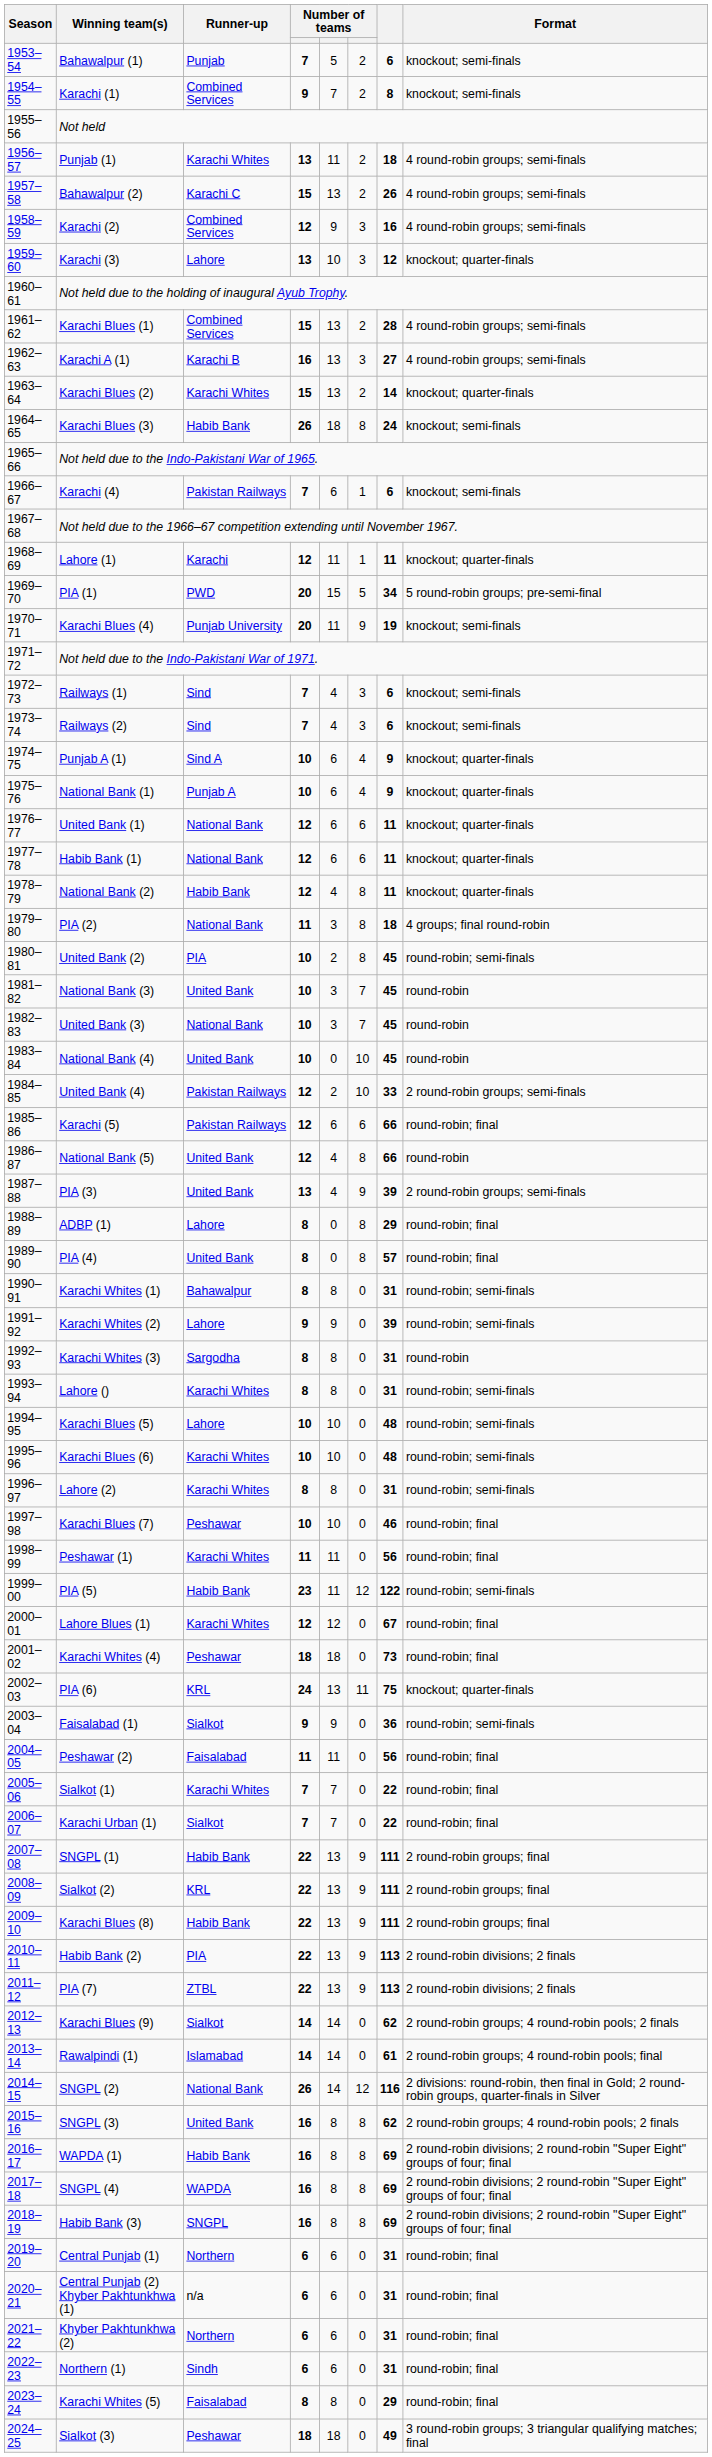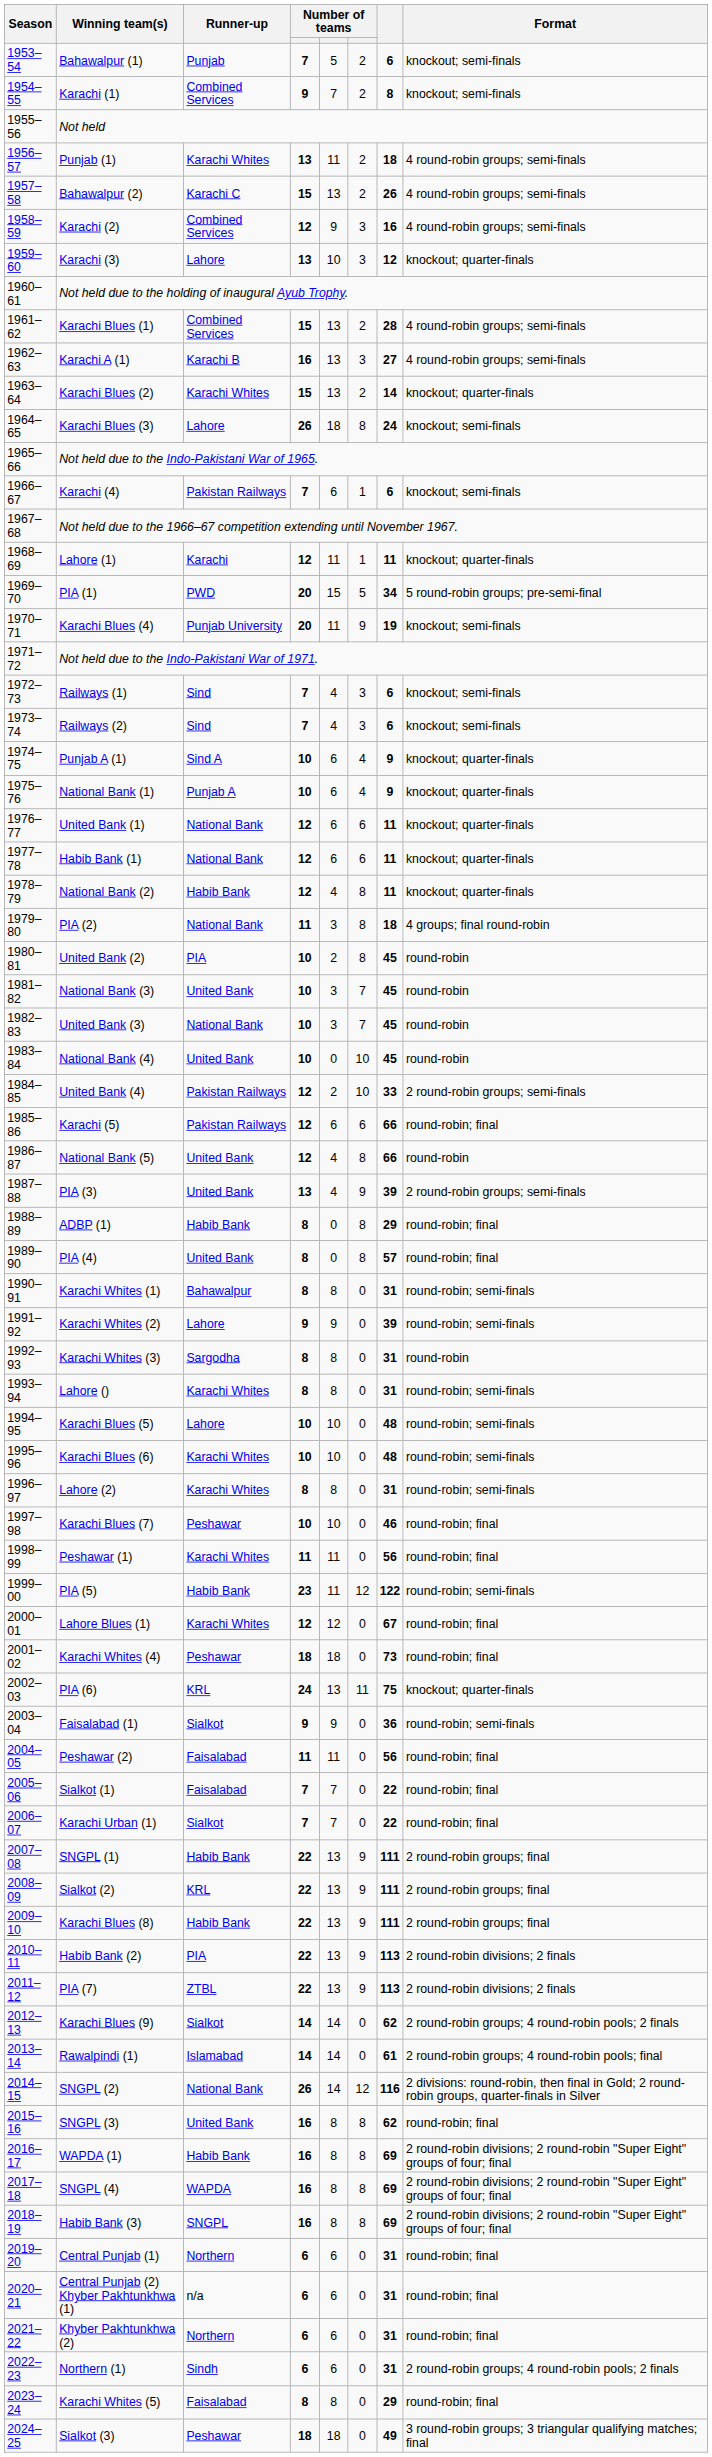(218, 426) Habib Bank -> (206, 426) Lahore
(470, 958) round-robin; semi-finals -> (437, 958) round-robin
(206, 1224) Lahore -> (218, 1224) Habib Bank
(228, 1790) Karachi Whites -> (216, 1790) Faisalabad
(542, 2122) 2 round-robin groups; 4 round-robin pools; 2 finals -> (452, 2122) round-robin; final
(452, 2369) round-robin; final -> (542, 2369) 2 round-robin groups; 4 round-robin pools; 2 finals
